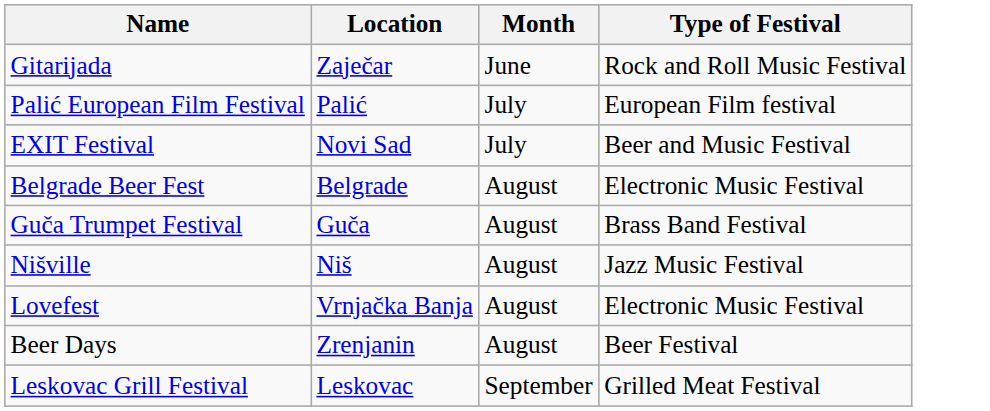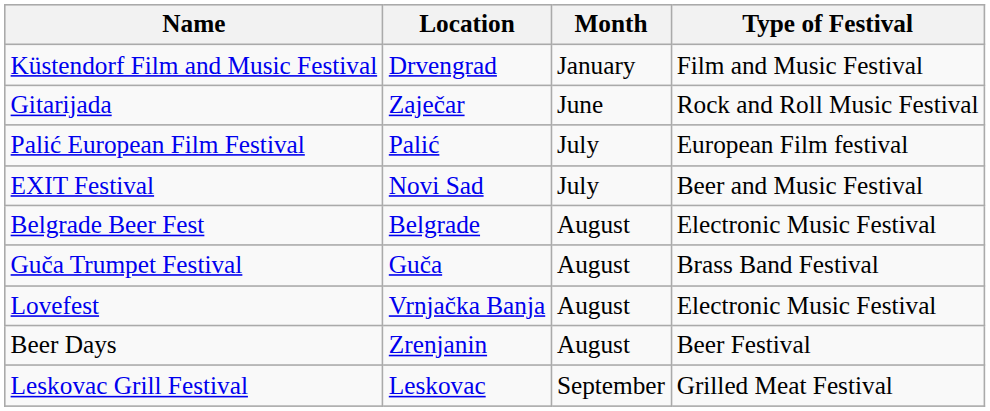+ row: (194, 64)
- row: (51, 265)
